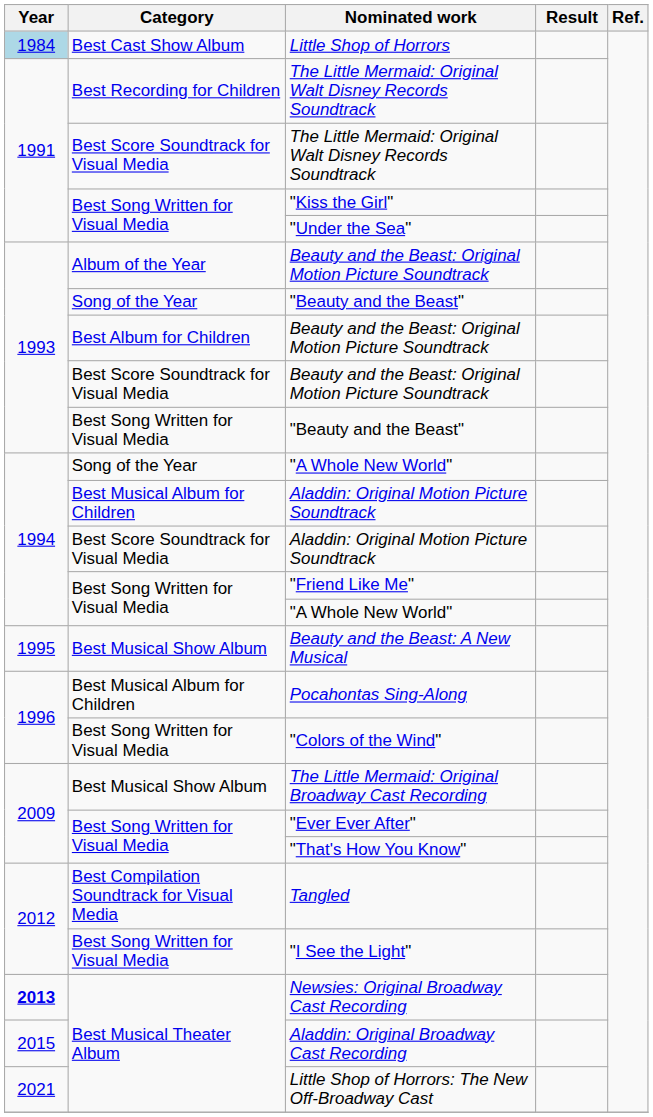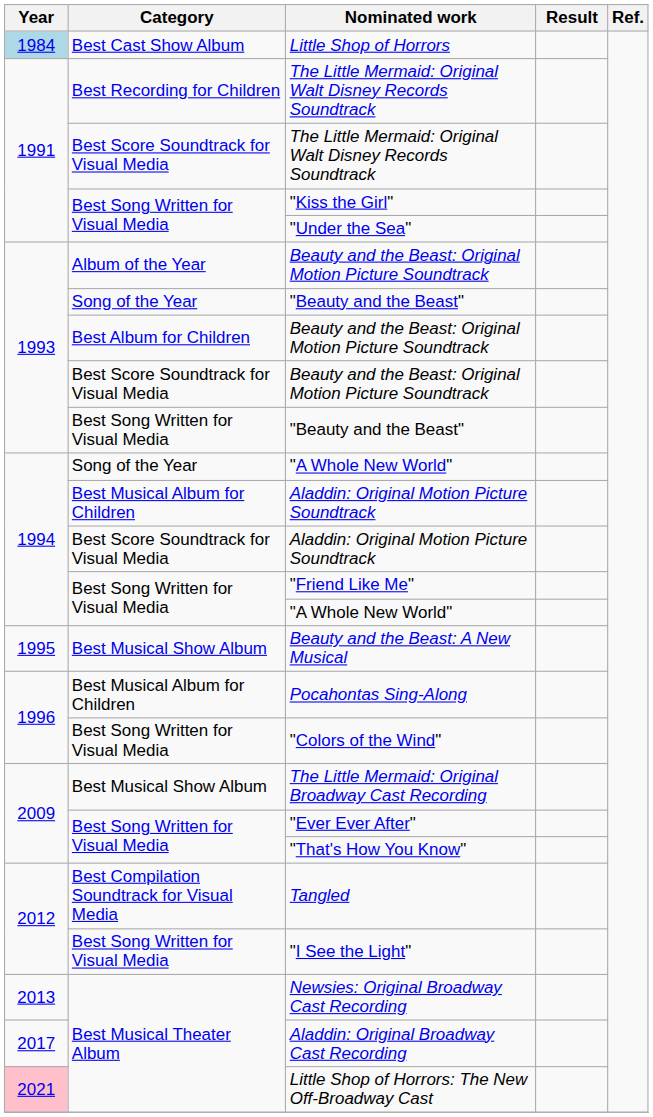(36, 997) bold -> (36, 997) normal
(36, 1043) 2015 -> (36, 1043) 2017
(36, 1089) no background -> (36, 1089) pink background
